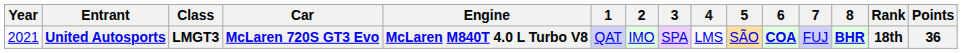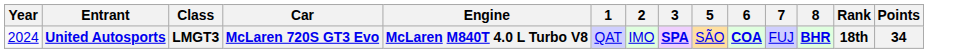- column: (709, 15)
(23, 37) 2021 -> (23, 37) 2024
(675, 37) normal -> (675, 37) bold
(933, 37) 36 -> (899, 37) 34
